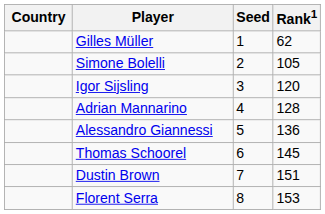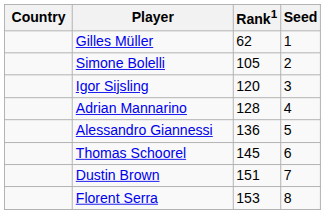columns swapped: (297, 17) <-> (253, 17)
